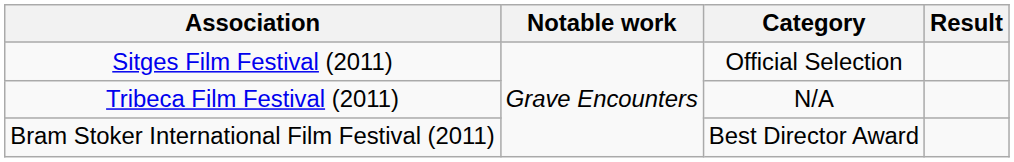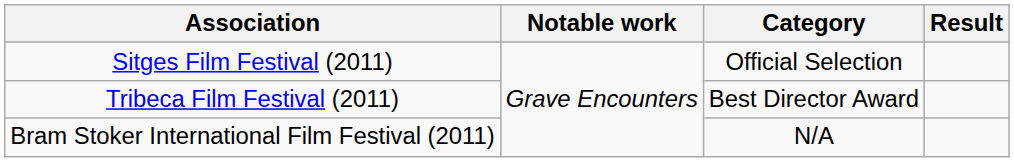(814, 99) N/A -> (814, 99) Best Director Award
(814, 136) Best Director Award -> (814, 136) N/A
